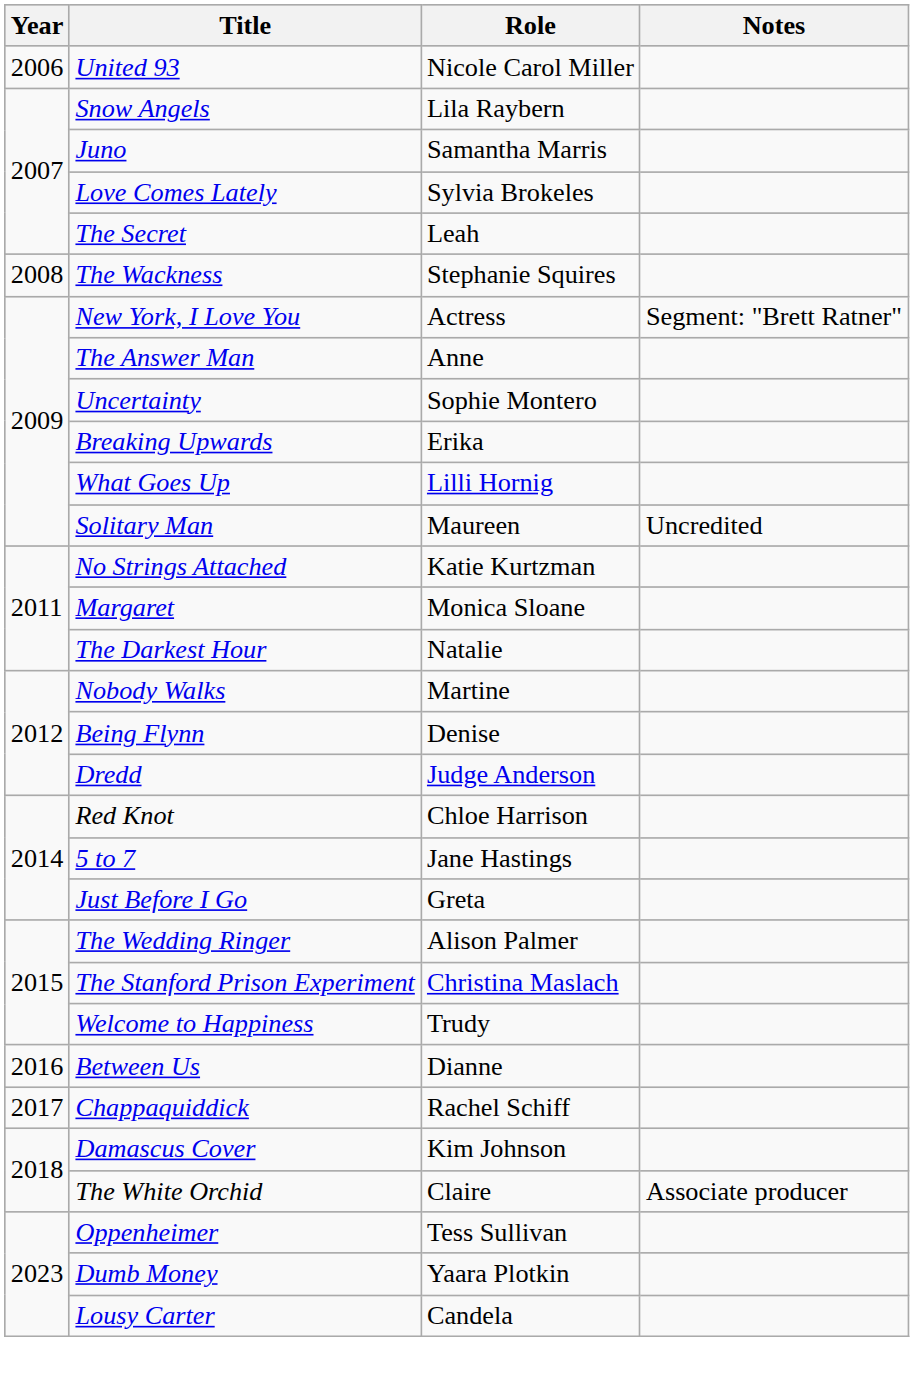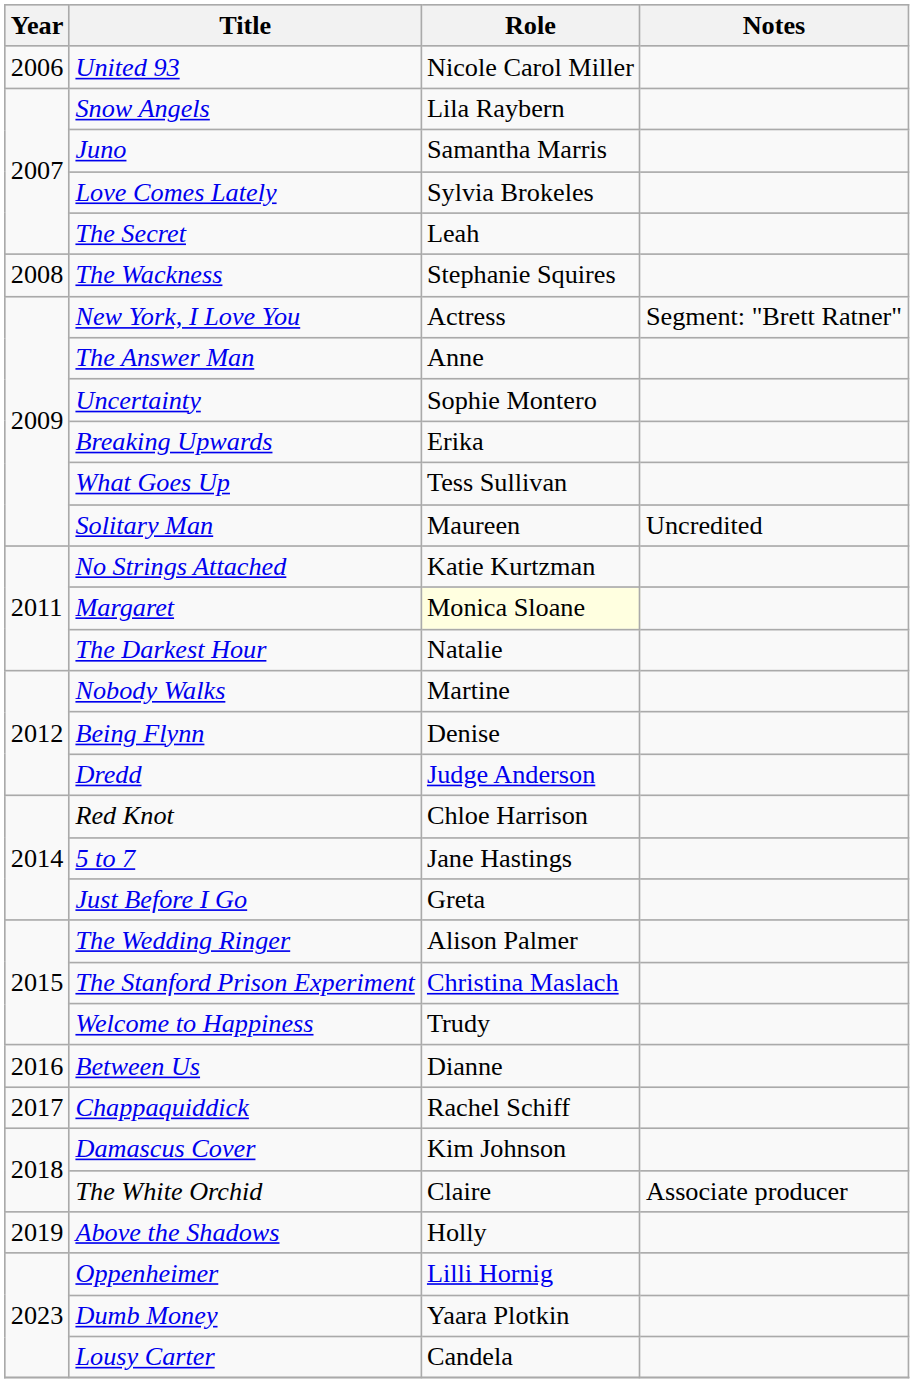(490, 483) Lilli Hornig -> (497, 483) Tess Sullivan
(506, 607) no background -> (506, 607) lightyellow background
+ row: (177, 1232)
(497, 1232) Tess Sullivan -> (490, 1273) Lilli Hornig
